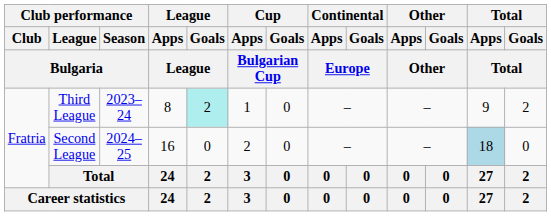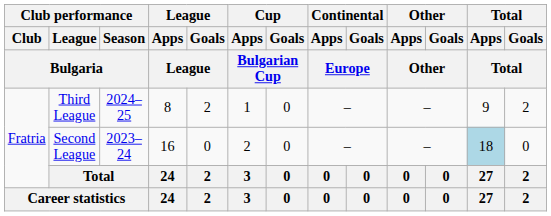(124, 107) 2023–24 -> (124, 107) 2024–25
(207, 107) paleturquoise background -> (207, 107) no background
(124, 146) 2024–25 -> (124, 146) 2023–24
